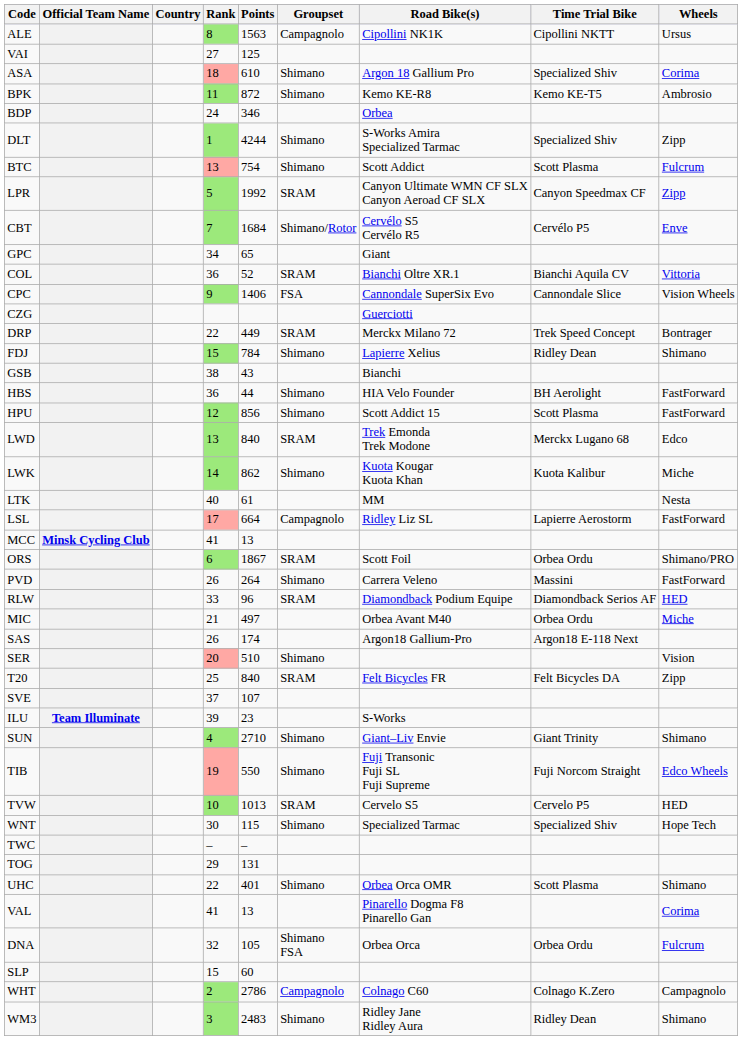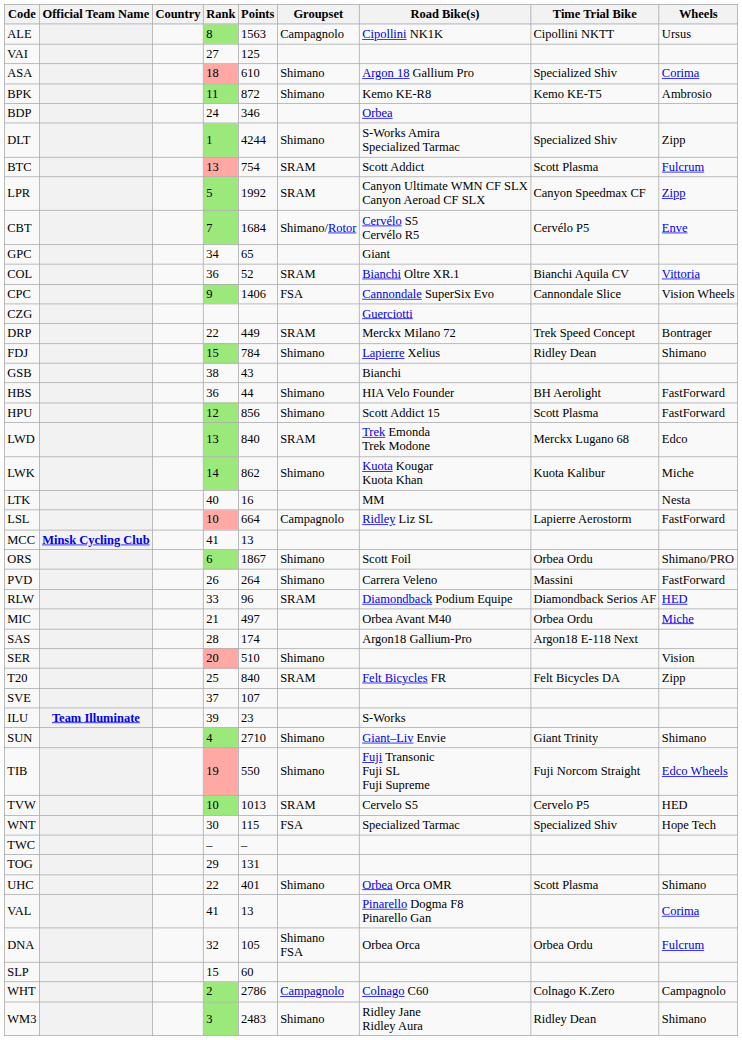(302, 166) Shimano -> (298, 166) SRAM
(247, 500) 61 -> (247, 500) 16
(212, 520) 17 -> (212, 520) 10
(298, 559) SRAM -> (302, 559) Shimano
(212, 638) 26 -> (212, 638) 28
(302, 825) Shimano -> (292, 825) FSA
